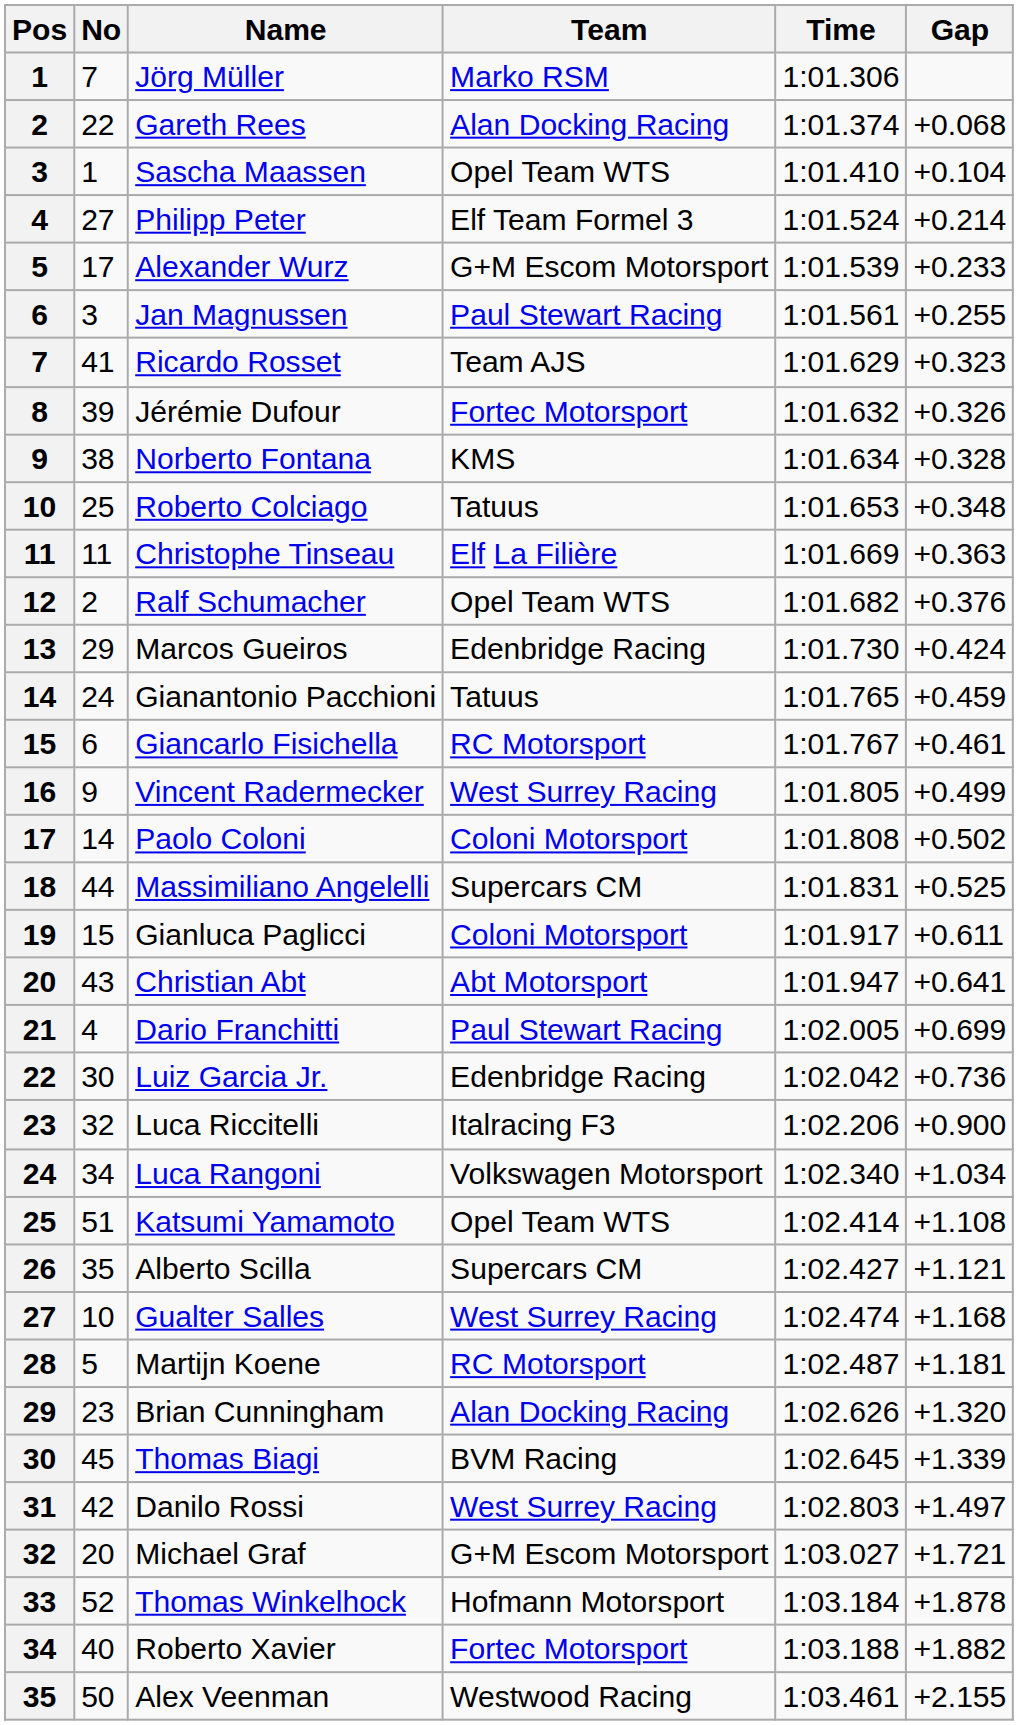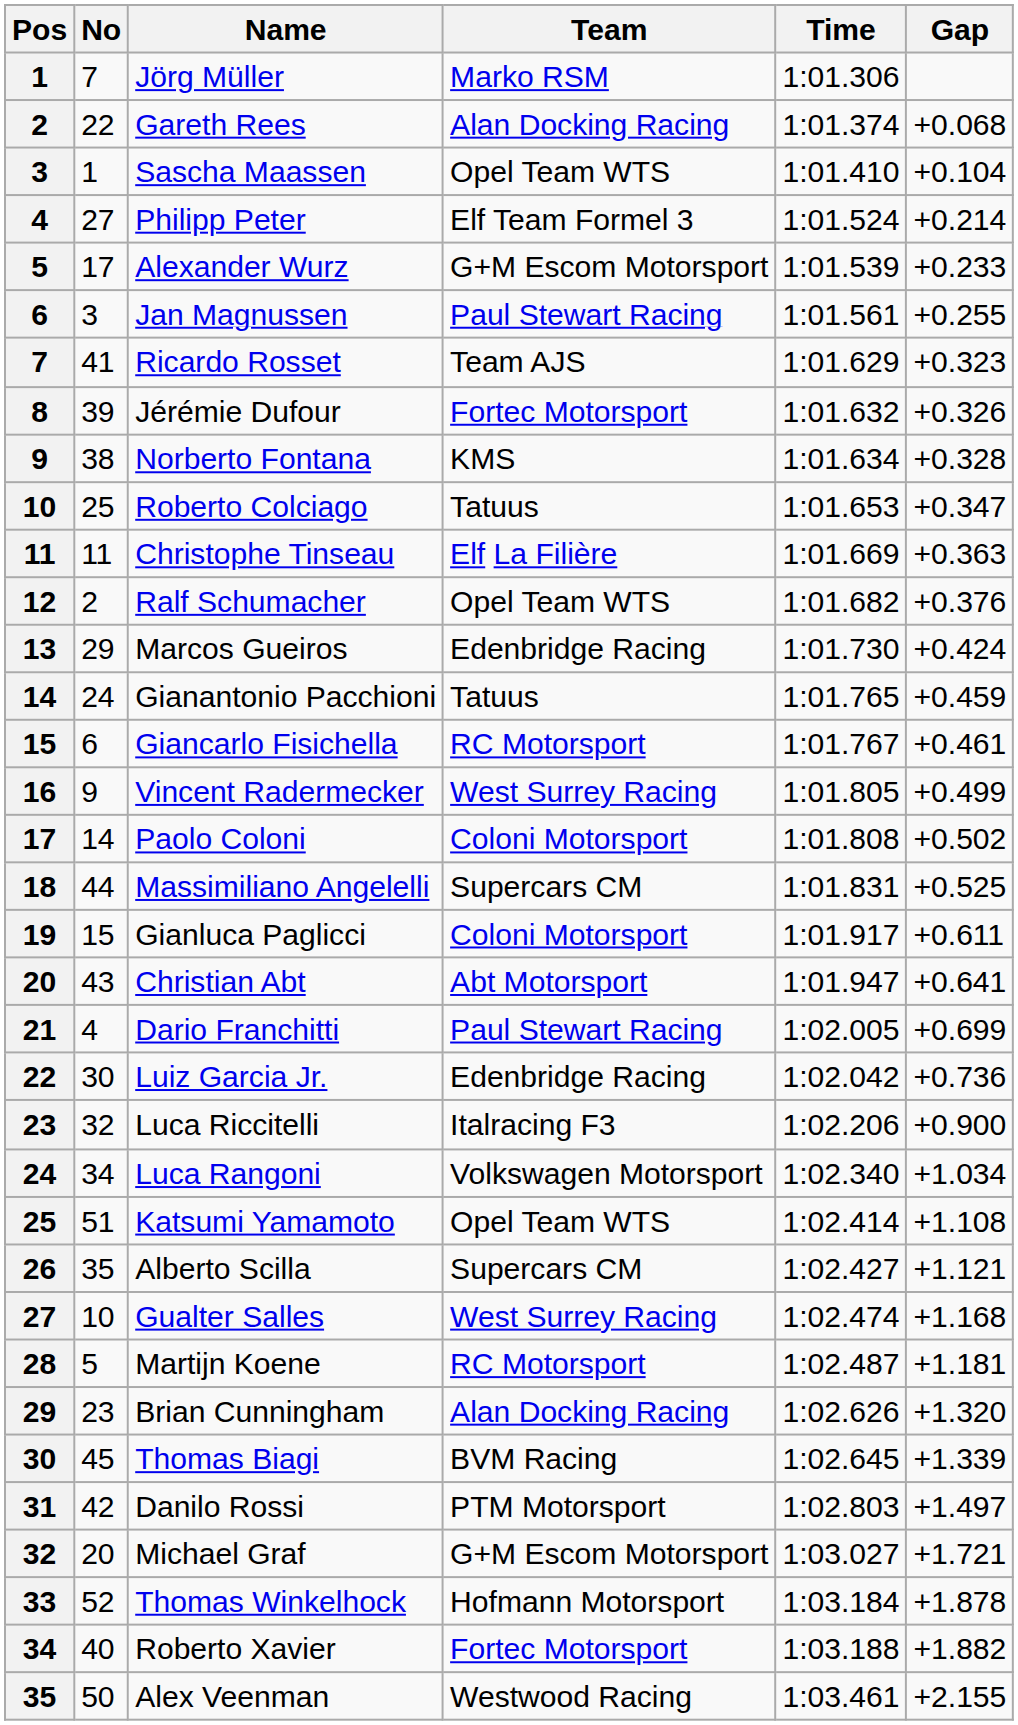(960, 505) +0.348 -> (960, 505) +0.347
(584, 1506) West Surrey Racing -> (558, 1506) PTM Motorsport
